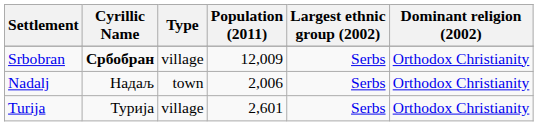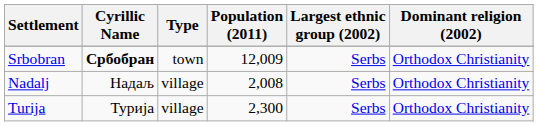(182, 58) village -> (188, 58) town
(188, 83) town -> (182, 83) village
(266, 83) 2,006 -> (266, 83) 2,008
(266, 108) 2,601 -> (266, 108) 2,300
